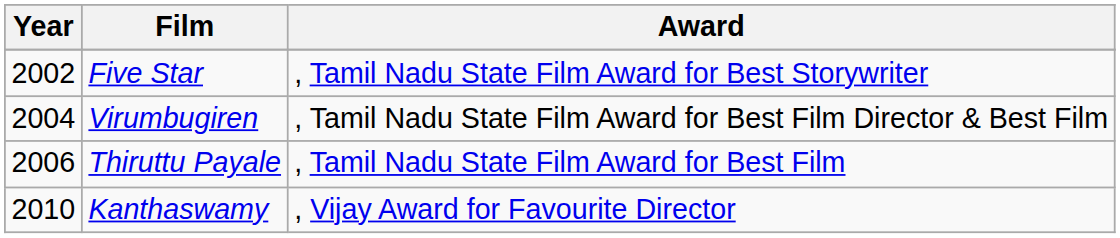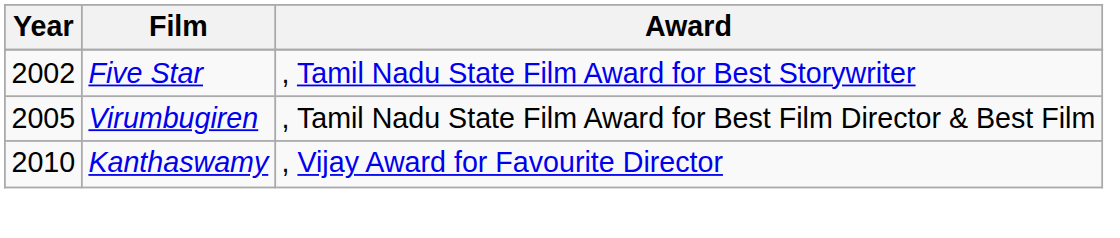(43, 118) 2004 -> (43, 118) 2005
- row: (185, 163)
